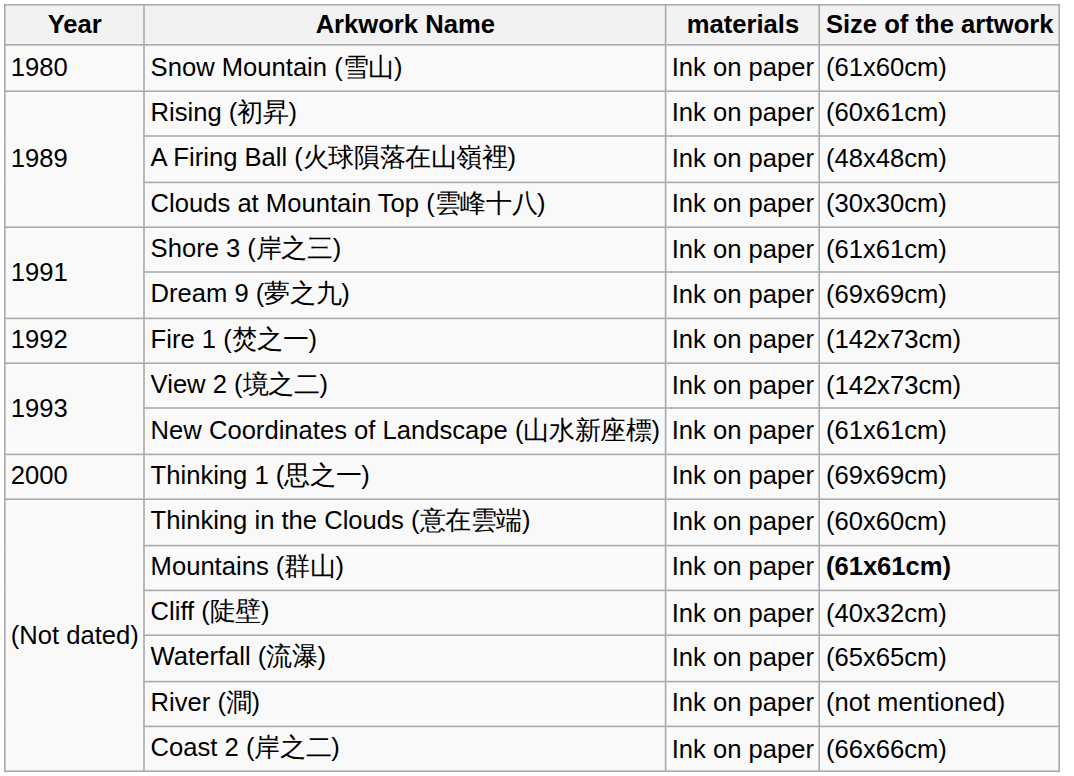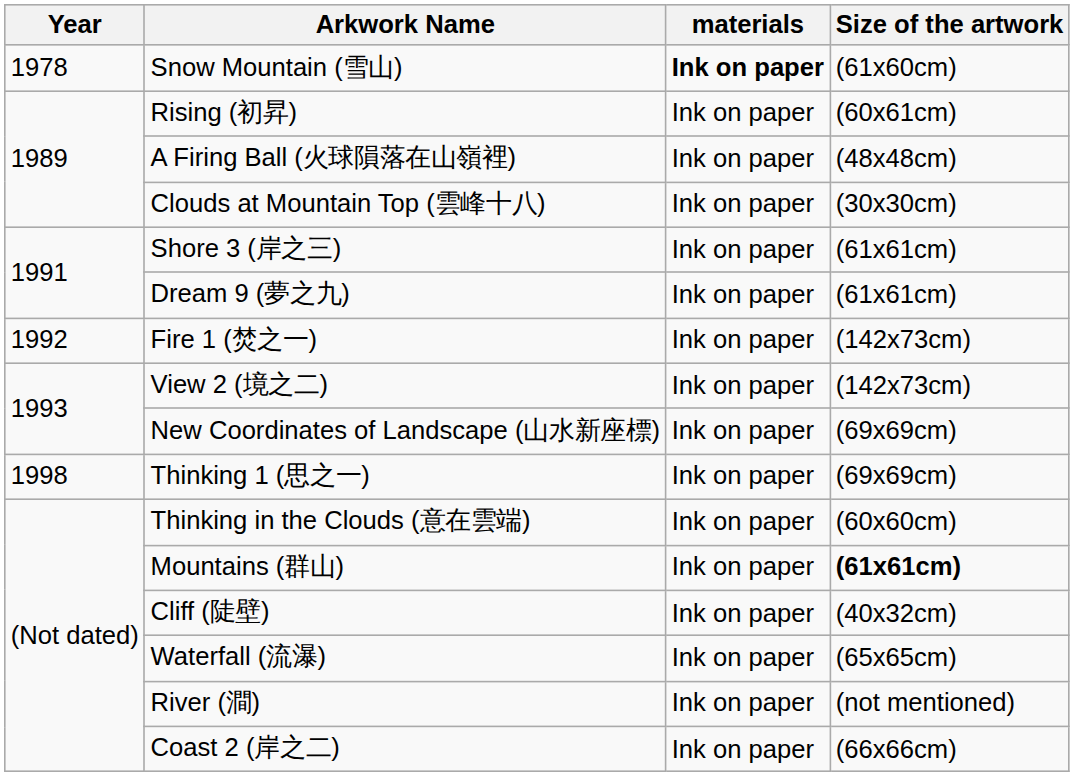(39, 67) 1980 -> (39, 67) 1978
(743, 67) normal -> (748, 67) bold
(886, 294) (69x69cm) -> (896, 294) (61x61cm)
(886, 430) (61x61cm) -> (896, 430) (69x69cm)
(39, 476) 2000 -> (39, 476) 1998
